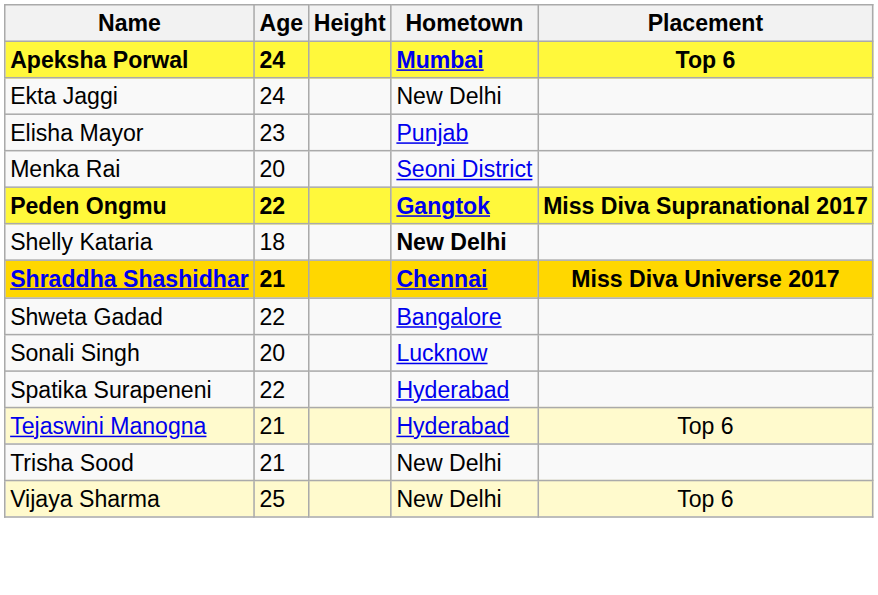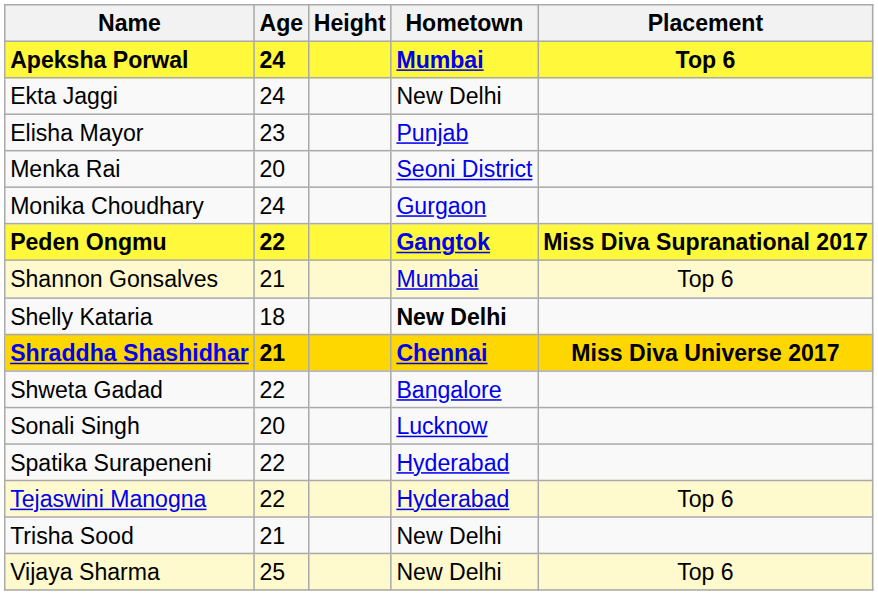+ row: (107, 206)
+ row: (114, 279)
(272, 426) 21 -> (272, 499) 22
